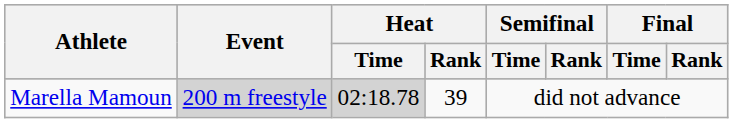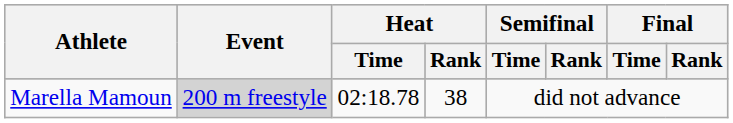(378, 98) lightgrey background -> (378, 98) no background
(456, 98) 39 -> (456, 98) 38
